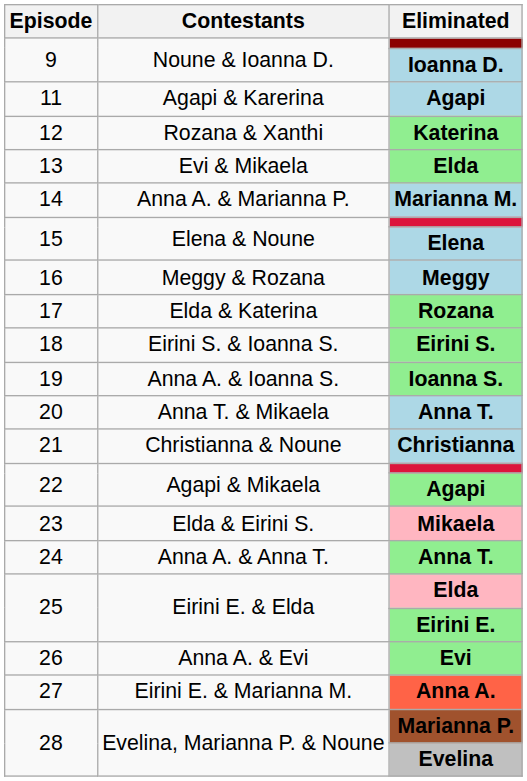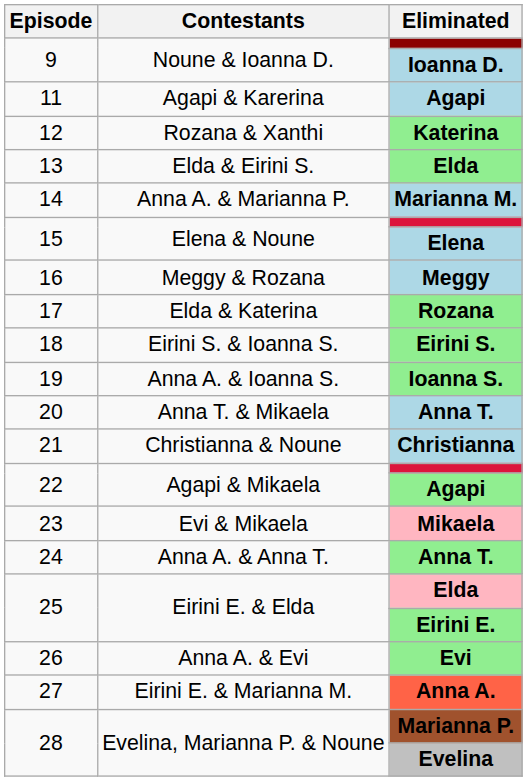(243, 166) Evi & Mikaela -> (243, 166) Elda & Eirini S.
(243, 523) Elda & Eirini S. -> (243, 523) Evi & Mikaela
